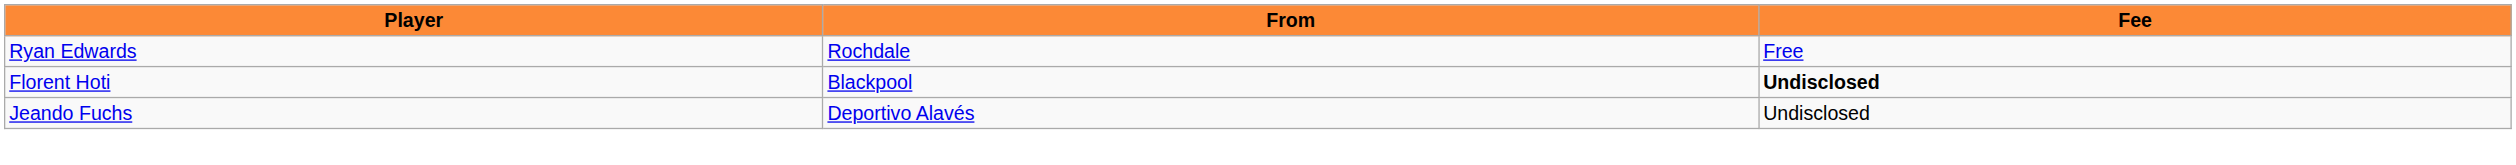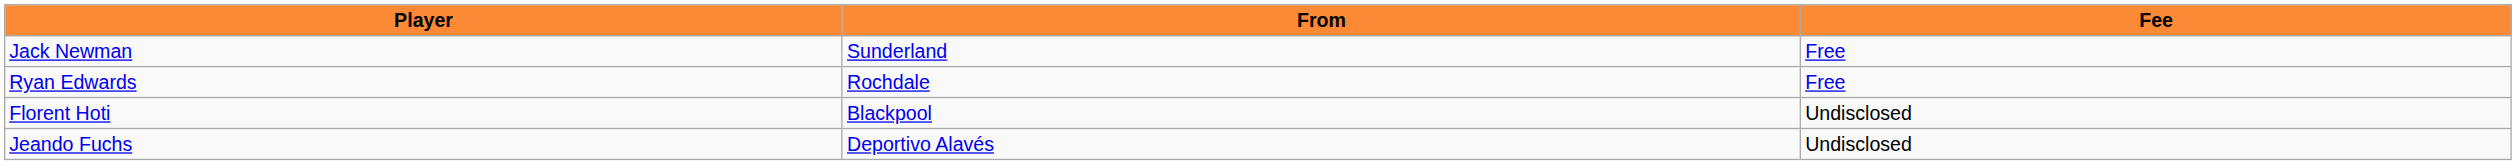+ row: (71, 51)
(1821, 82) bold -> (1859, 113) normal
